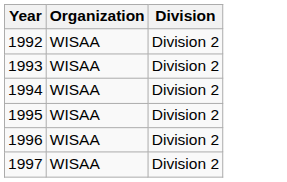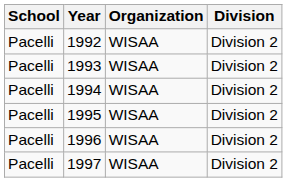+ column: (34, 16)
